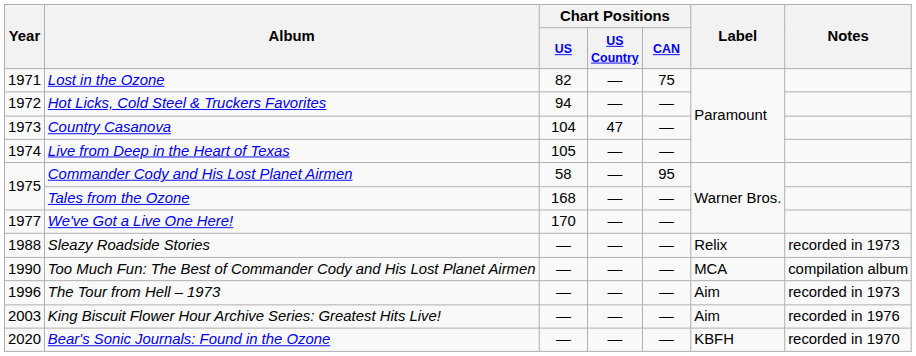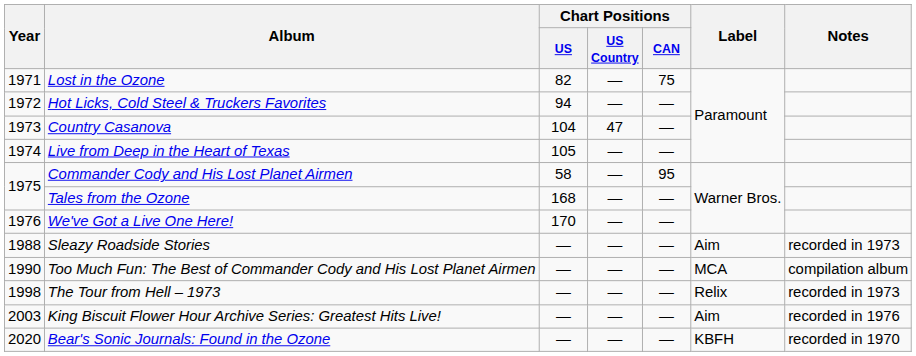(24, 221) 1977 -> (24, 221) 1976
(711, 245) Relix -> (707, 245) Aim
(24, 292) 1996 -> (24, 292) 1998
(707, 292) Aim -> (711, 292) Relix
